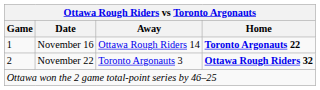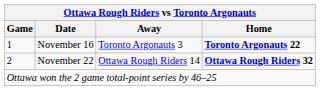(149, 45) Ottawa Rough Riders 14 -> (141, 45) Toronto Argonauts 3
(141, 61) Toronto Argonauts 3 -> (149, 61) Ottawa Rough Riders 14
